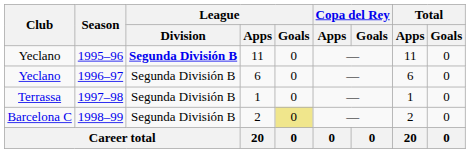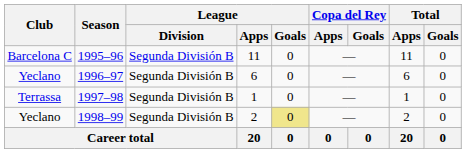(40, 55) Yeclano -> (40, 55) Barcelona C
(183, 55) bold -> (181, 55) normal
(40, 117) Barcelona C -> (40, 117) Yeclano
